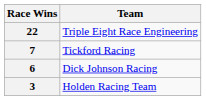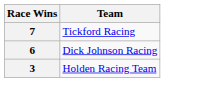- row: (32, 32)
